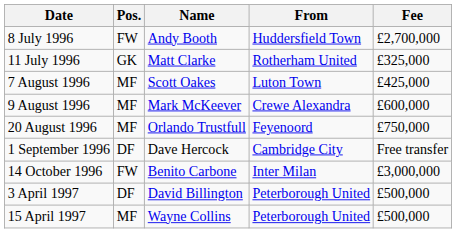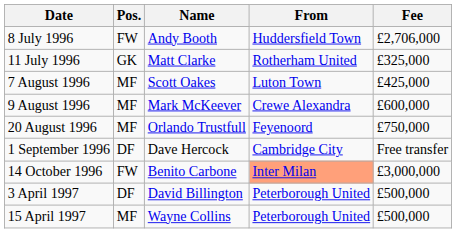(408, 37) £2,700,000 -> (408, 37) £2,706,000
(284, 171) no background -> (284, 171) lightsalmon background
